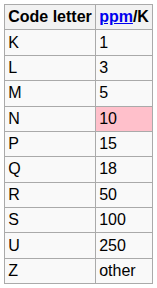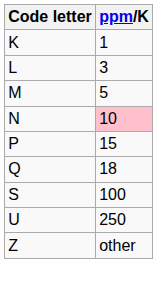- row: (14, 194)
